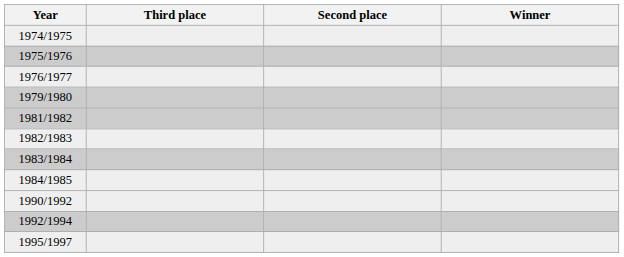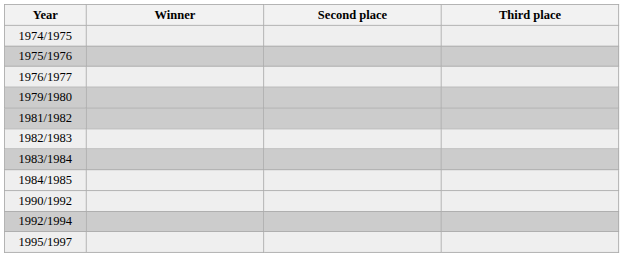columns swapped: (530, 15) <-> (175, 15)
